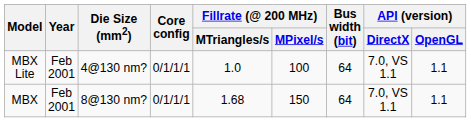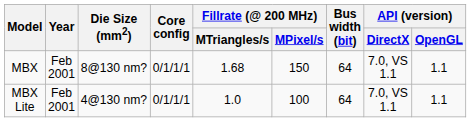rows swapped: (25, 67) <-> (25, 100)
